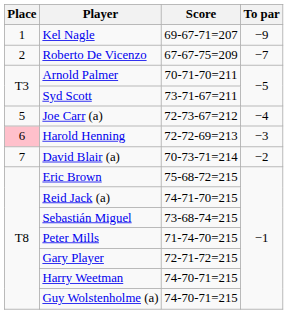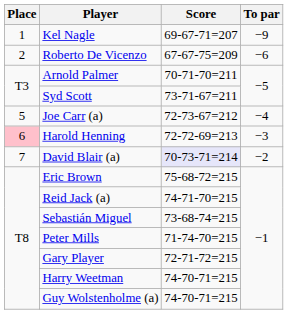(262, 55) −7 -> (262, 55) −6
(201, 156) no background -> (201, 156) lavender background
